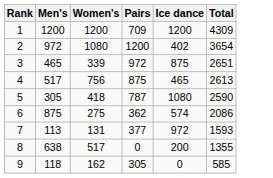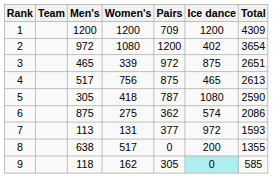+ column: (51, 13)
(180, 165) no background -> (212, 165) paleturquoise background
